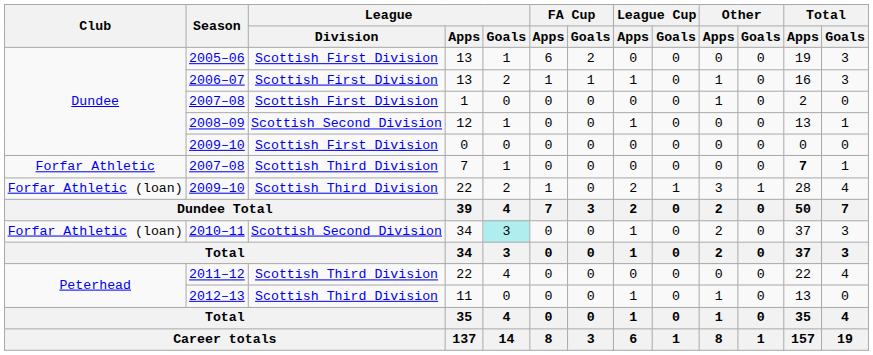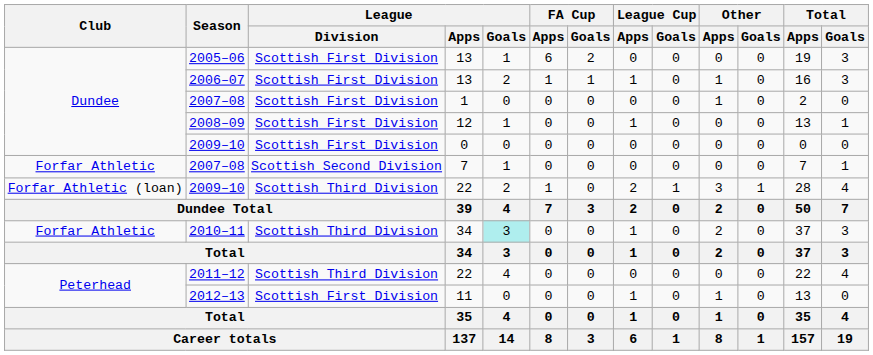(347, 123) Scottish Second Division -> (347, 123) Scottish First Division
(347, 167) Scottish Third Division -> (347, 167) Scottish Second Division
(803, 167) bold -> (803, 167) normal
(95, 231) Forfar Athletic (loan) -> (95, 231) Forfar Athletic
(347, 231) Scottish Second Division -> (347, 231) Scottish Third Division
(347, 296) Scottish Third Division -> (347, 296) Scottish First Division
